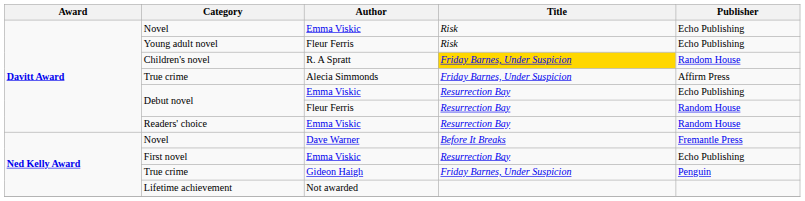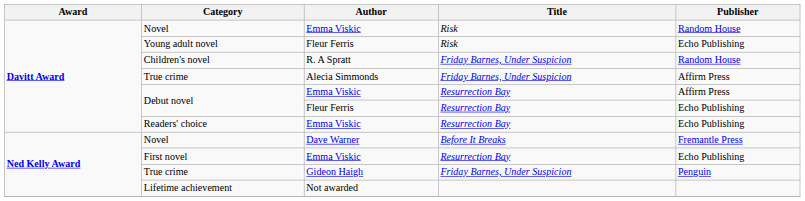(711, 28) Echo Publishing -> (709, 28) Random House
(506, 60) gold background -> (506, 60) no background
(711, 92) Echo Publishing -> (704, 92) Affirm Press
(709, 108) Random House -> (711, 108) Echo Publishing
(709, 124) Random House -> (711, 124) Echo Publishing
